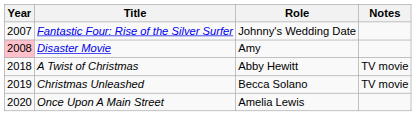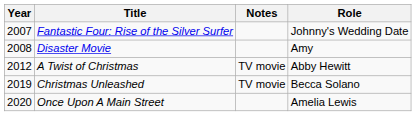columns swapped: (297, 13) <-> (385, 13)
(19, 48) pink background -> (19, 48) no background
(19, 66) 2018 -> (19, 66) 2012
